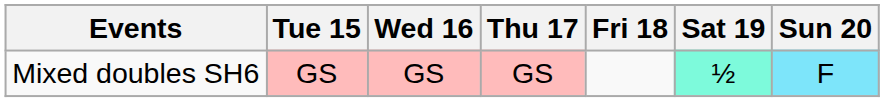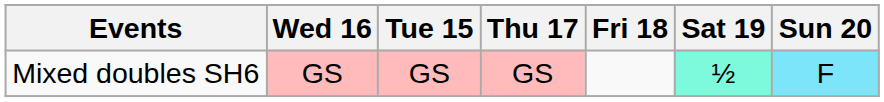columns swapped: (317, 28) <-> (424, 28)
